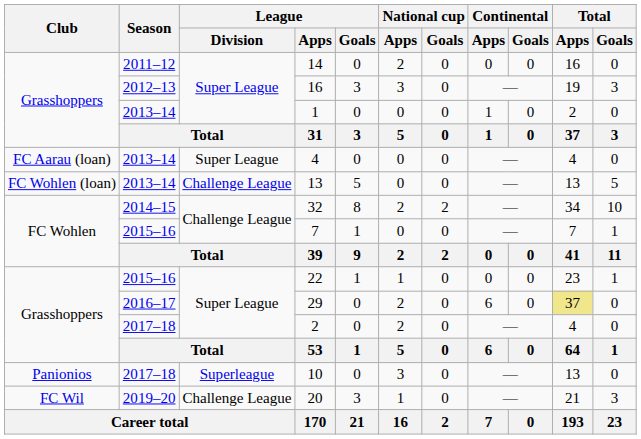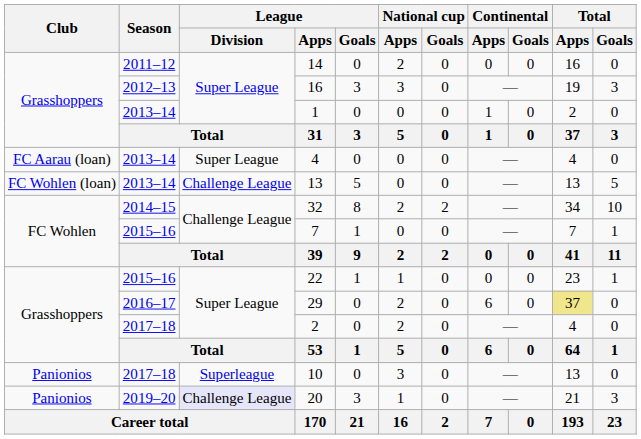(62, 398) FC Wil -> (62, 398) Panionios
(237, 398) no background -> (237, 398) lavender background
